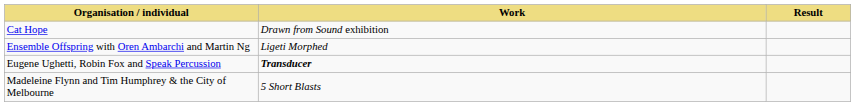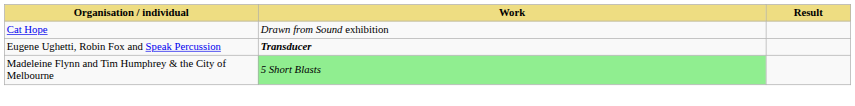- row: (128, 47)
(291, 87) no background -> (291, 70) lightgreen background
